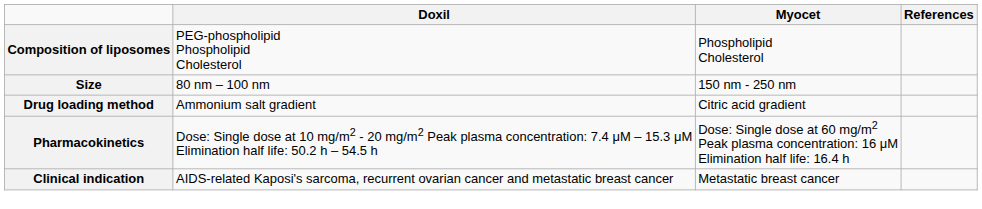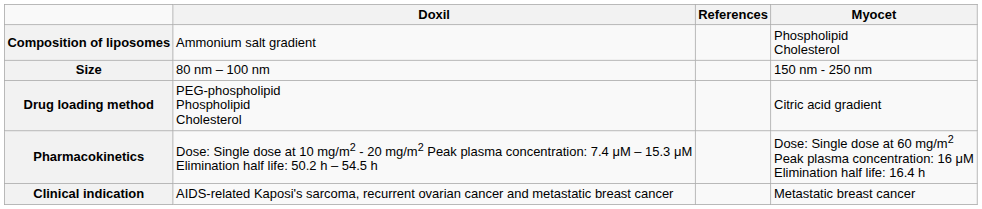columns swapped: (798, 14) <-> (939, 14)
(228, 49) PEG-phospholipid Phospholipid Cholesterol -> (246, 42) Ammonium salt gradient
(246, 105) Ammonium salt gradient -> (228, 105) PEG-phospholipid Phospholipid Cholesterol
